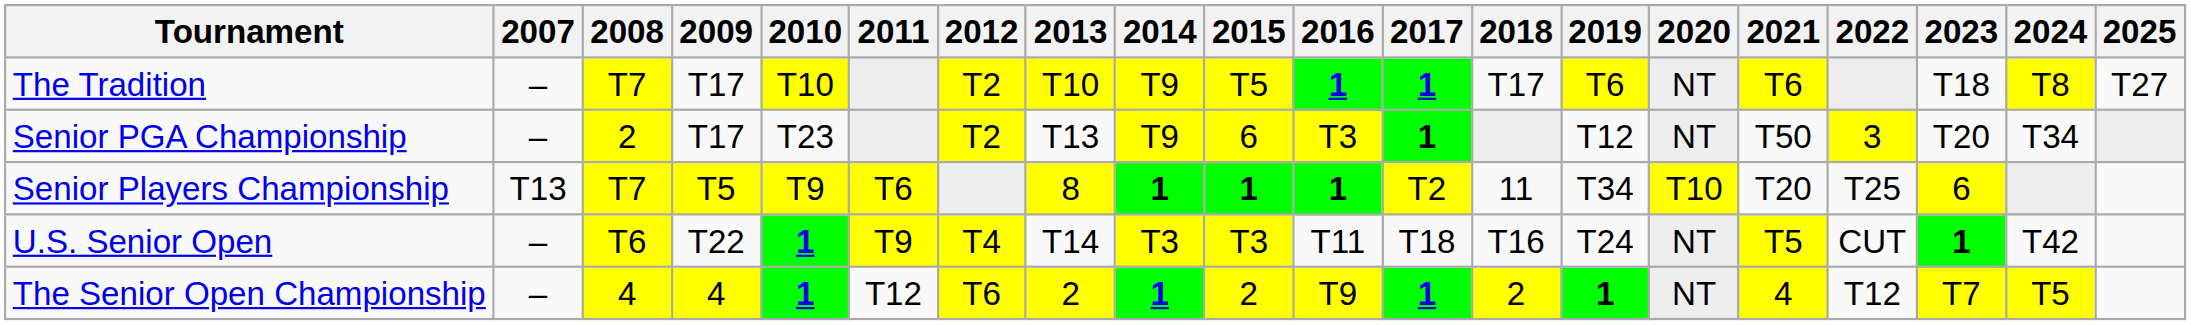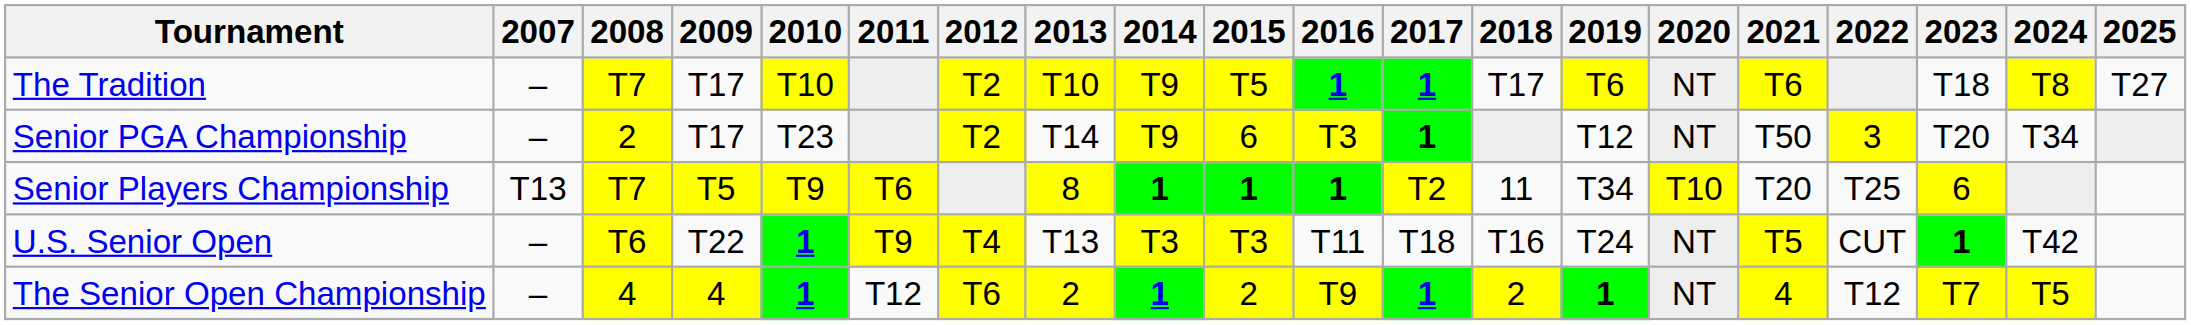(1071, 136) T13 -> (1071, 136) T14
(1071, 241) T14 -> (1071, 241) T13
